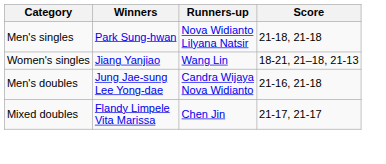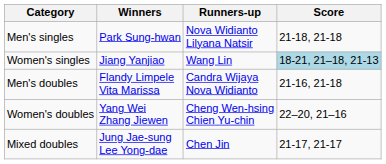(309, 60) no background -> (329, 60) lightblue background
(131, 84) Jung Jae-sung Lee Yong-dae -> (137, 84) Flandy Limpele Vita Marissa
+ row: (50, 114)
(132, 114) Flandy Limpele Vita Marissa -> (135, 144) Jung Jae-sung Lee Yong-dae
